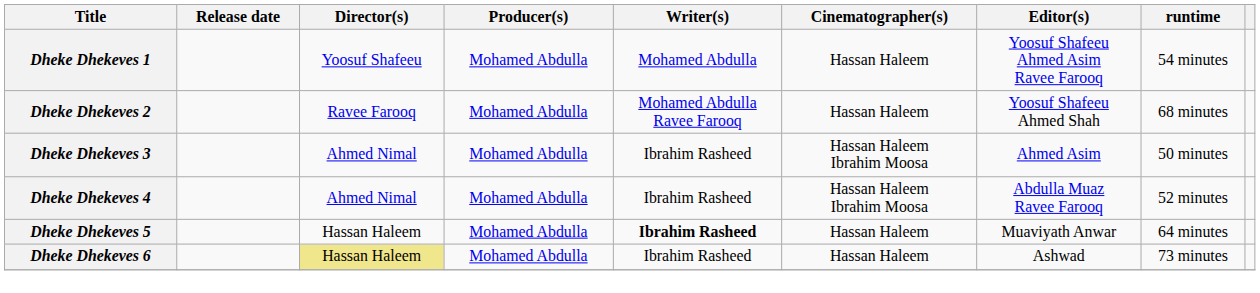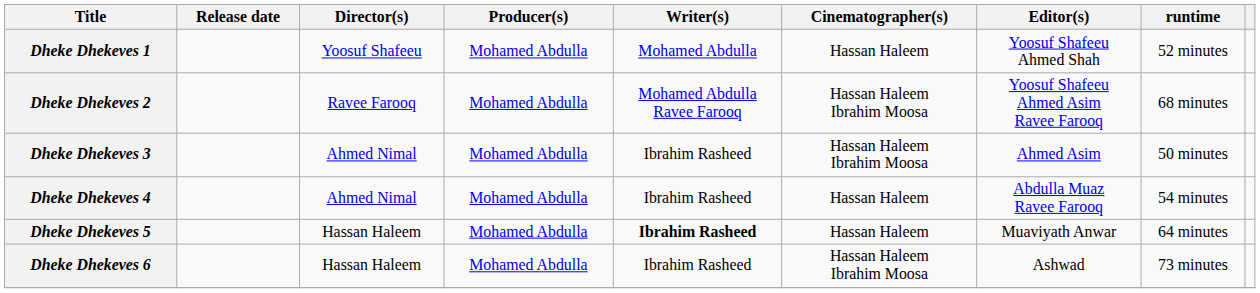(1059, 60) Yoosuf Shafeeu Ahmed Asim Ravee Farooq -> (1059, 51) Yoosuf Shafeeu Ahmed Shah
(1193, 60) 54 minutes -> (1193, 51) 52 minutes
(879, 111) Hassan Haleem -> (879, 102) Hassan Haleem Ibrahim Moosa
(1059, 111) Yoosuf Shafeeu Ahmed Shah -> (1059, 102) Yoosuf Shafeeu Ahmed Asim Ravee Farooq
(879, 197) Hassan Haleem Ibrahim Moosa -> (879, 197) Hassan Haleem
(1193, 197) 52 minutes -> (1193, 197) 54 minutes
(372, 256) khaki background -> (372, 265) no background
(879, 256) Hassan Haleem -> (879, 265) Hassan Haleem Ibrahim Moosa
